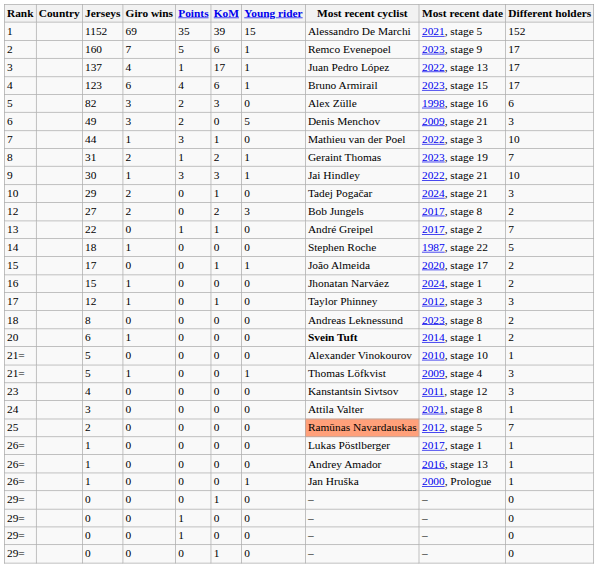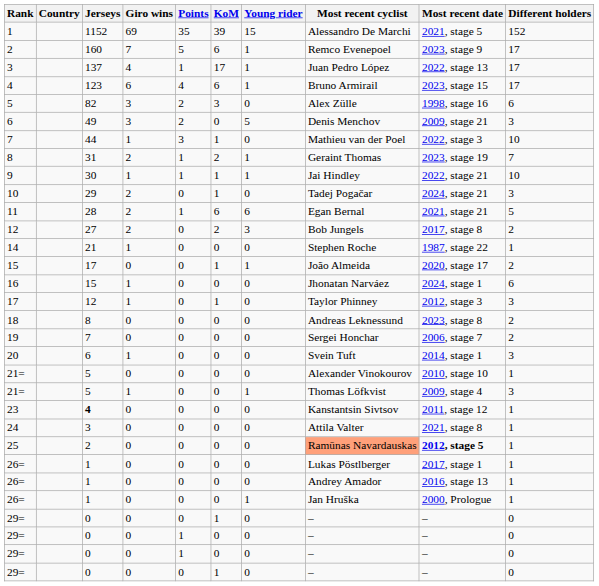(181, 175) 3 -> (181, 175) 1
(217, 175) 3 -> (217, 175) 1
+ row: (12, 211)
- row: (13, 229)
(91, 247) 18 -> (91, 247) 21
(511, 247) 5 -> (511, 247) 1
(511, 283) 2 -> (511, 283) 6
+ row: (13, 337)
(333, 337) bold -> (332, 355) normal
(511, 337) 2 -> (511, 355) 3
(88, 391) normal -> (88, 409) bold
(511, 391) 3 -> (511, 409) 1
(452, 427) normal -> (453, 445) bold
(511, 427) 7 -> (511, 445) 1
